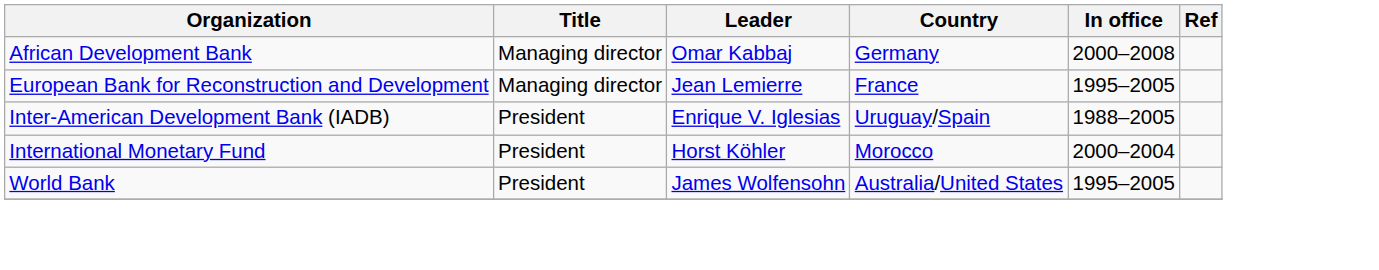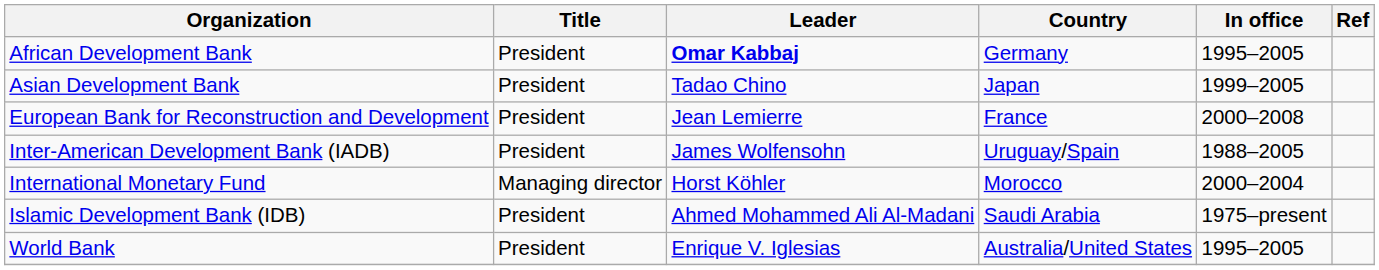(580, 53) Managing director -> (541, 53) President
(732, 53) normal -> (735, 53) bold
(1124, 53) 2000–2008 -> (1253, 53) 1995–2005
+ row: (124, 85)
(580, 85) Managing director -> (541, 118) President
(1124, 85) 1995–2005 -> (1253, 118) 2000–2008
(756, 118) Enrique V. Iglesias -> (758, 150) James Wolfensohn
(541, 150) President -> (580, 183) Managing director
+ row: (157, 215)
(758, 183) James Wolfensohn -> (756, 248) Enrique V. Iglesias
